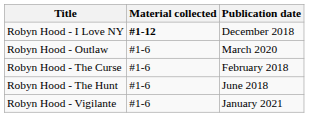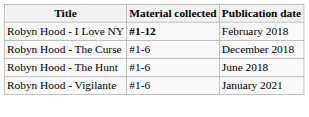(258, 31) December 2018 -> (255, 31) February 2018
- row: (58, 49)
(255, 67) February 2018 -> (258, 49) December 2018
